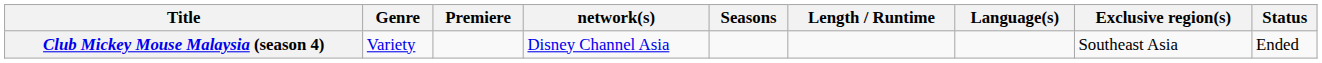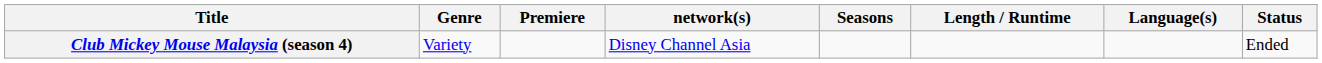- column: (1163, 17)
